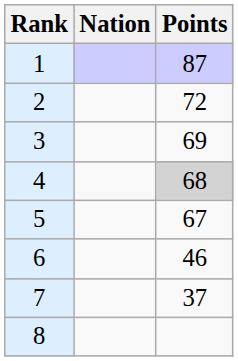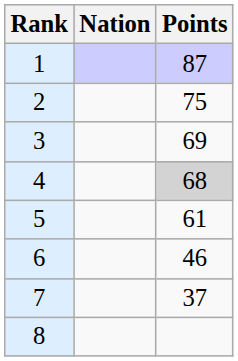(195, 102) 72 -> (195, 102) 75
(195, 219) 67 -> (195, 219) 61
